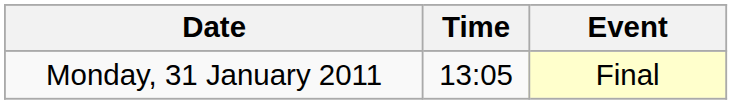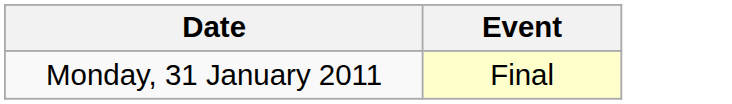- column: (476, 27)
